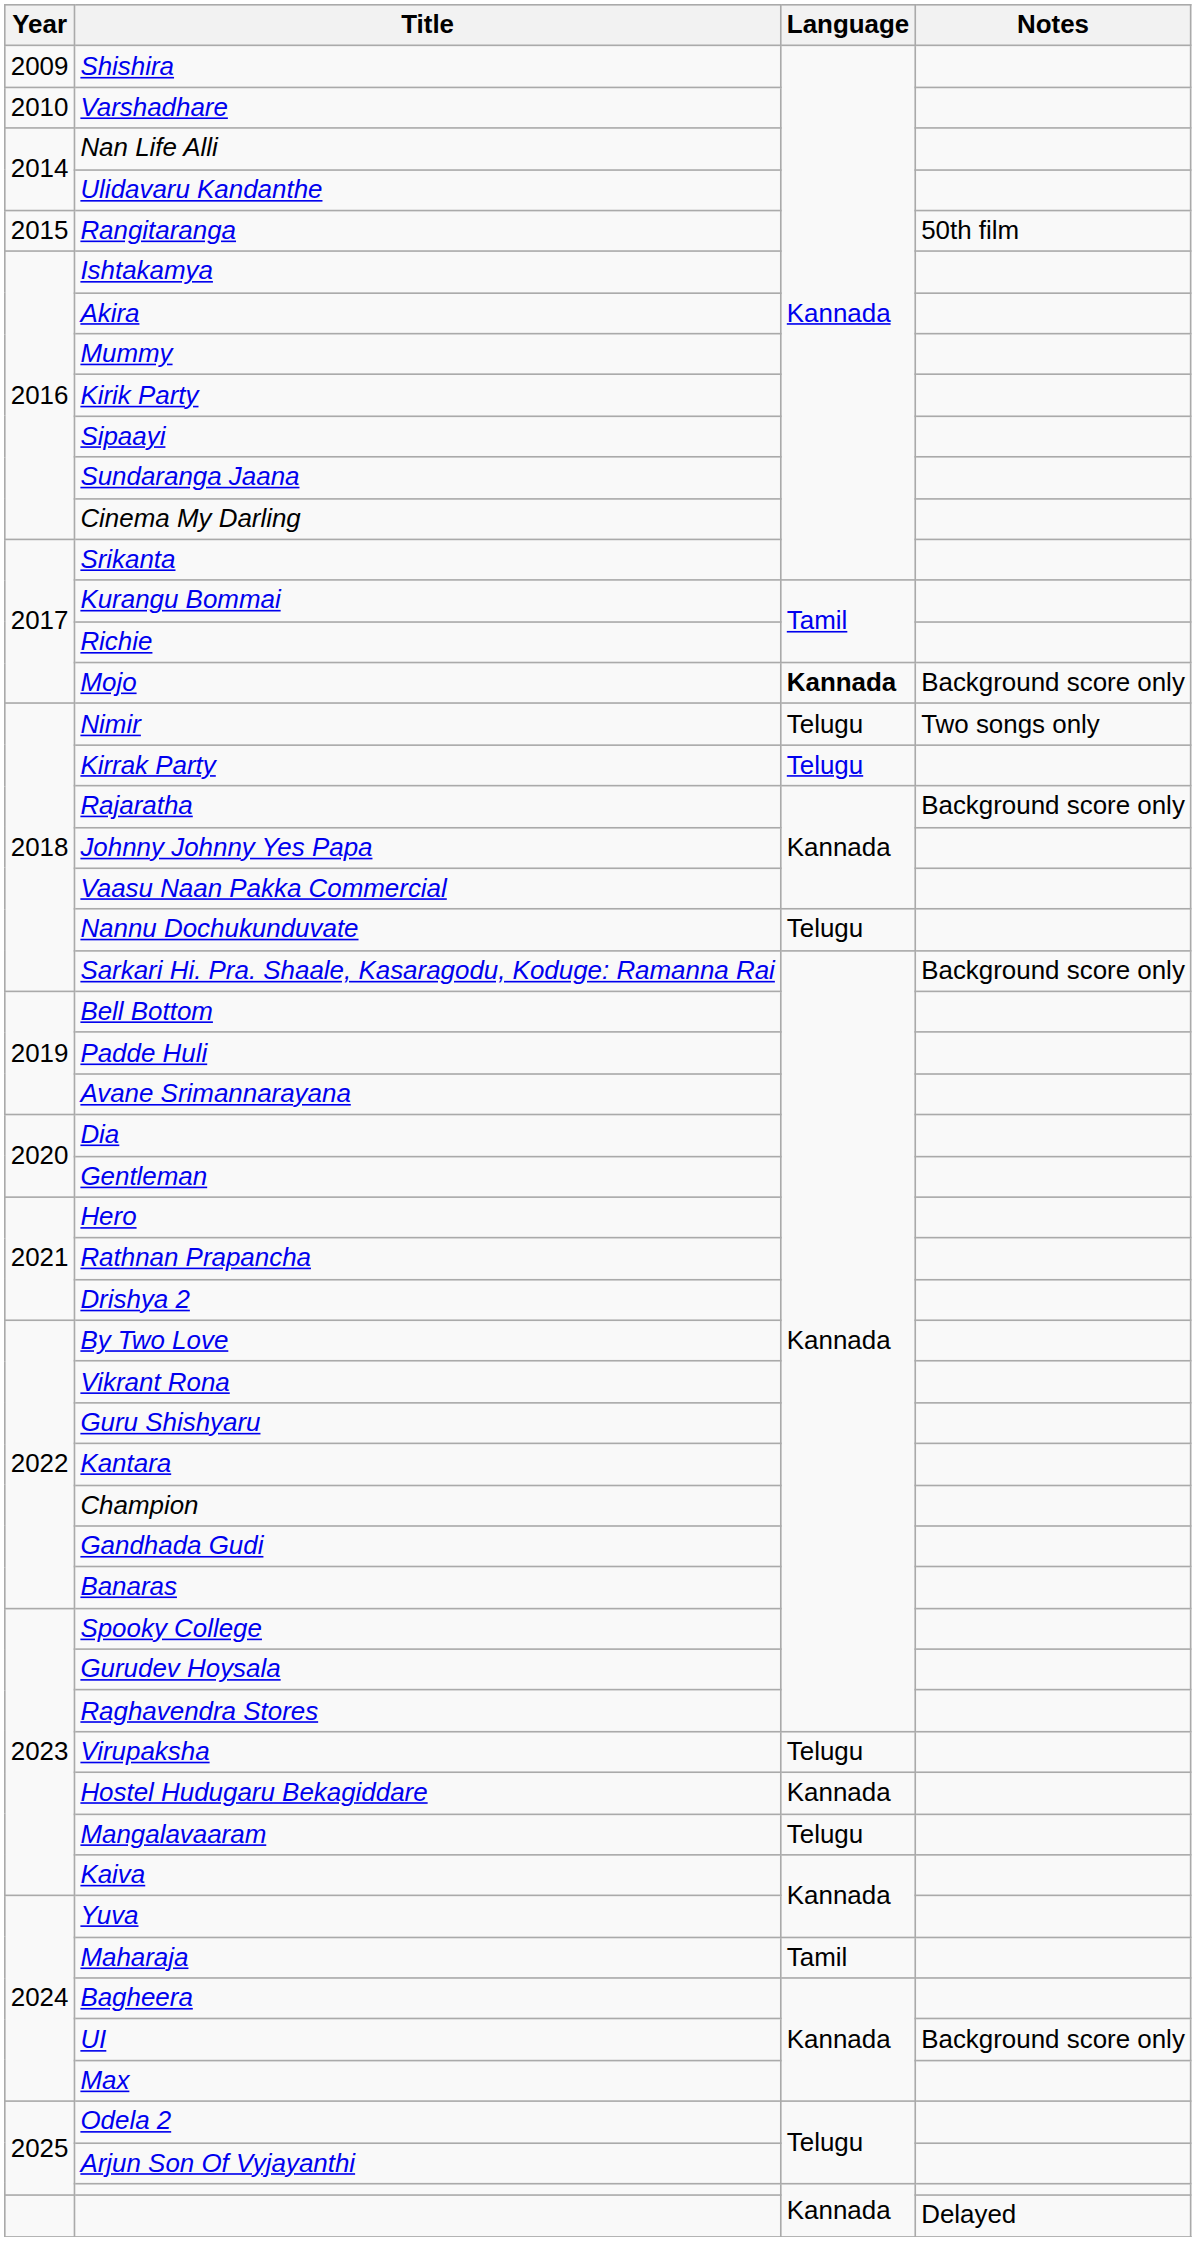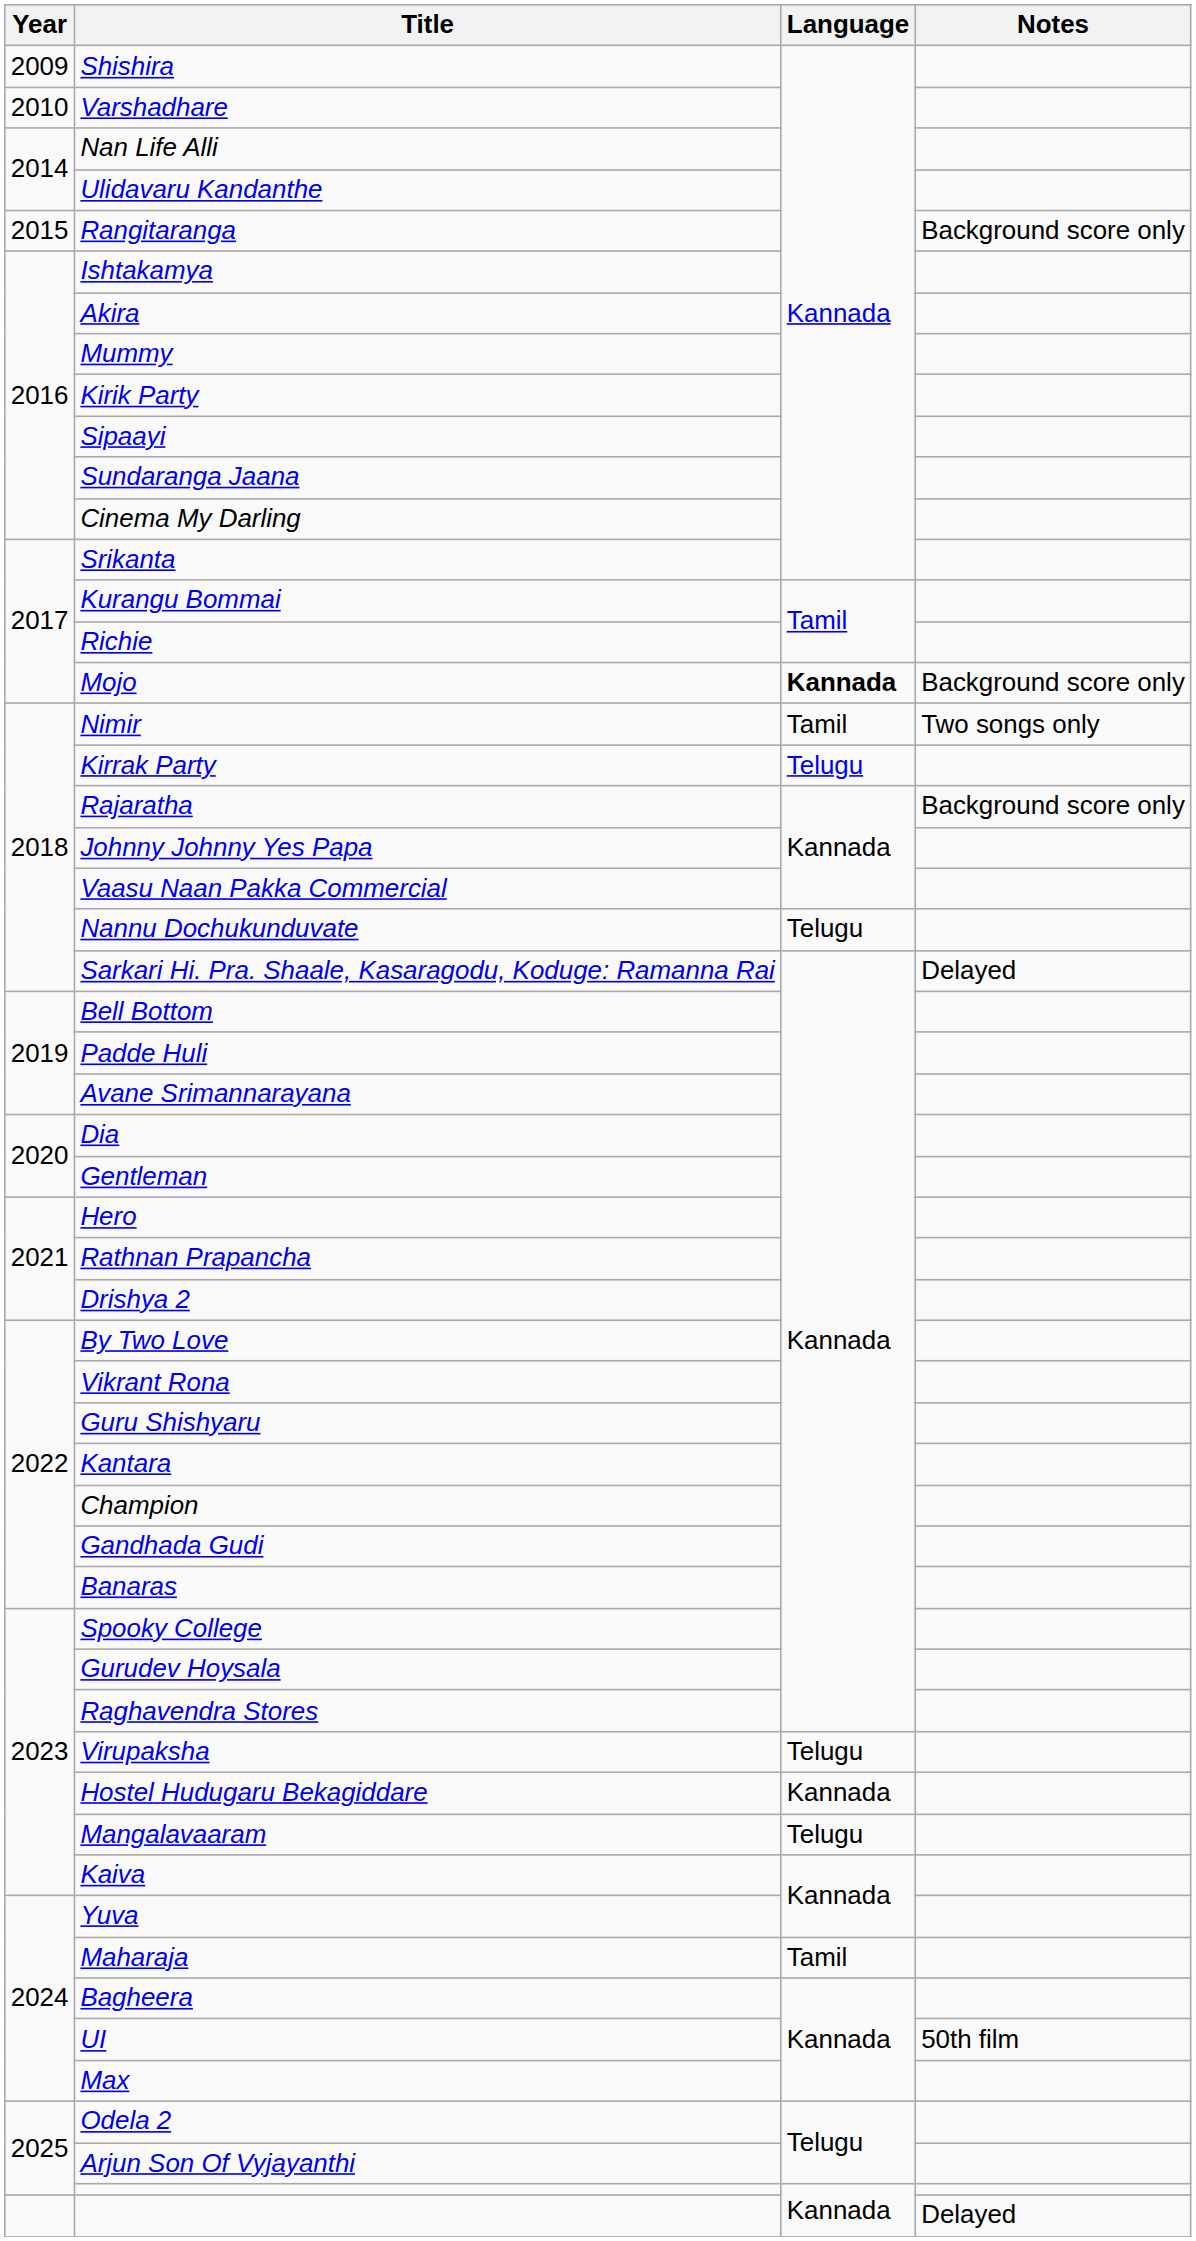(970, 230) 50th film -> (1053, 230) Background score only
(825, 723) Telugu -> (817, 723) Tamil
(1053, 970) Background score only -> (969, 970) Delayed
(1053, 2039) Background score only -> (970, 2039) 50th film
